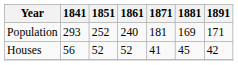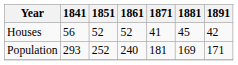rows swapped: (32, 32) <-> (24, 50)
